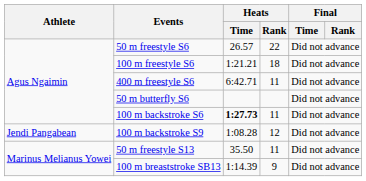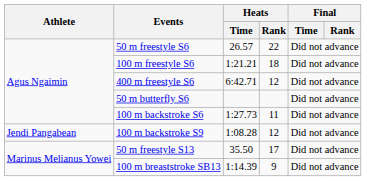(274, 81) 11 -> (274, 81) 12
(241, 116) bold -> (241, 116) normal
(274, 150) 11 -> (274, 150) 17
